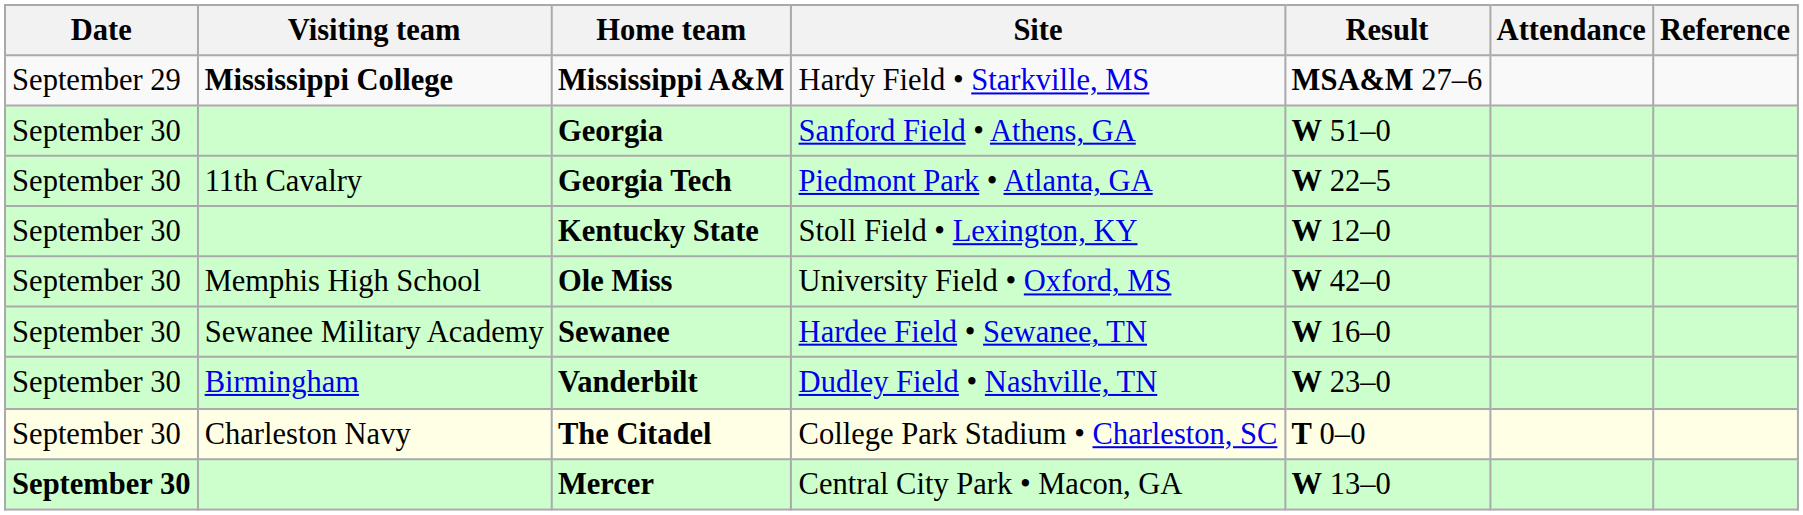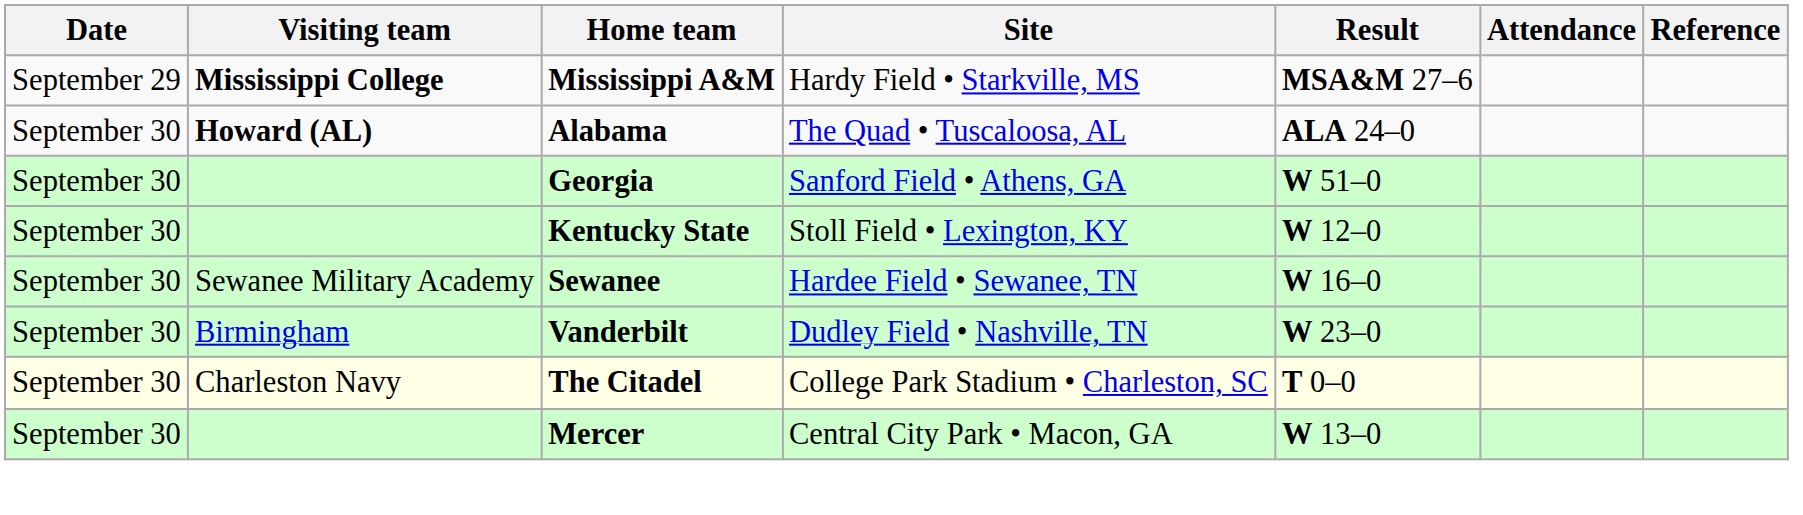+ row: (608, 130)
- row: (645, 181)
- row: (615, 281)
(101, 483) bold -> (96, 432) normal
